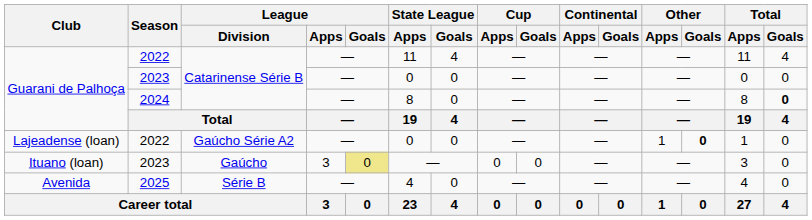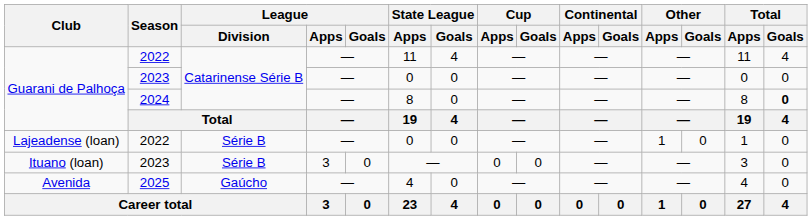(244, 141) Gaúcho Série A2 -> (244, 141) Série B
(703, 141) bold -> (703, 141) normal
(244, 162) Gaúcho -> (244, 162) Série B
(367, 162) khaki background -> (367, 162) no background
(244, 183) Série B -> (244, 183) Gaúcho
